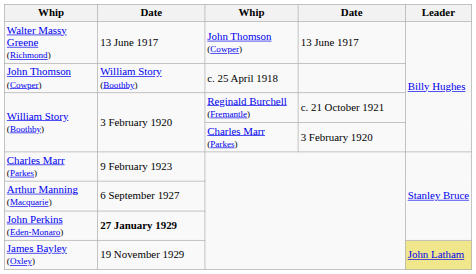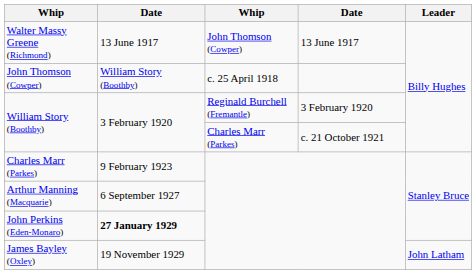(342, 107) c. 21 October 1921 -> (337, 107) 3 February 1920
(337, 137) 3 February 1920 -> (342, 137) c. 21 October 1921
(436, 255) khaki background -> (436, 255) no background
